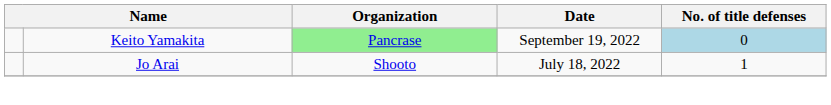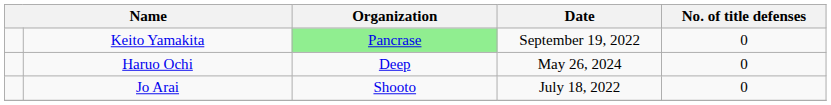(744, 40) lightblue background -> (744, 40) no background
+ row: (158, 64)
(744, 64) 1 -> (744, 87) 0
